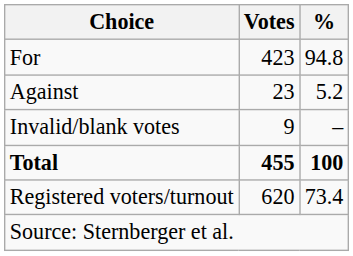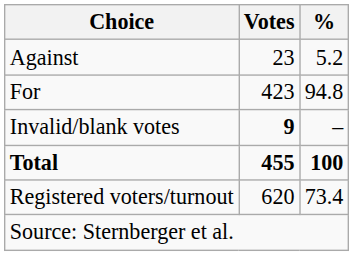rows swapped: (25, 57) <-> (44, 92)
(289, 127) normal -> (289, 127) bold
